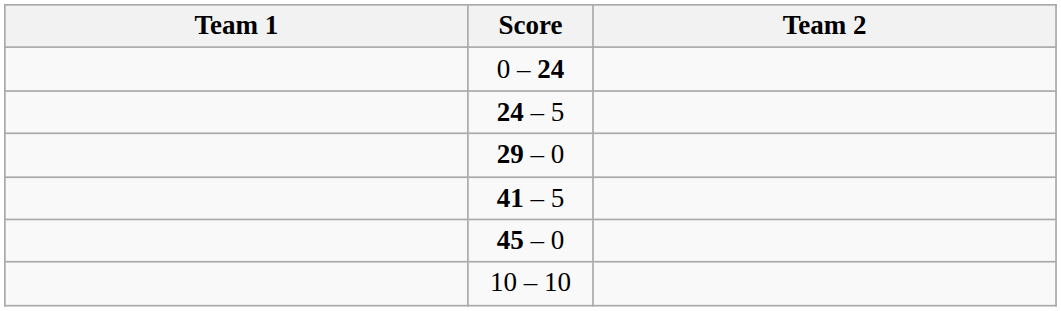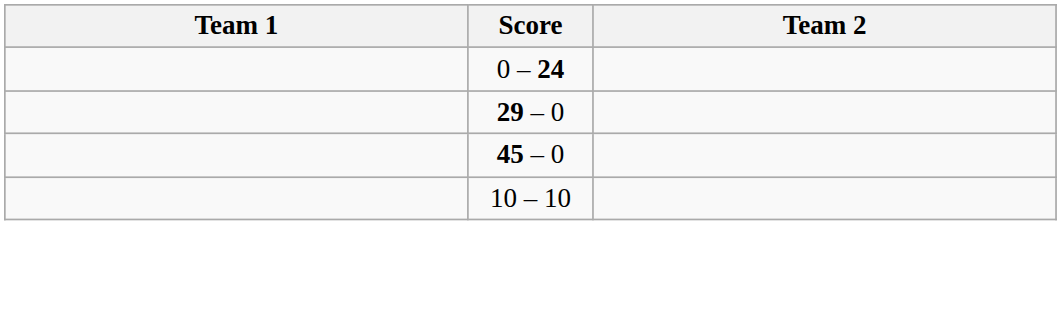- row: (531, 111)
- row: (531, 197)
